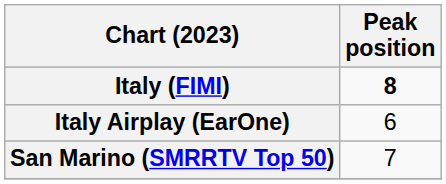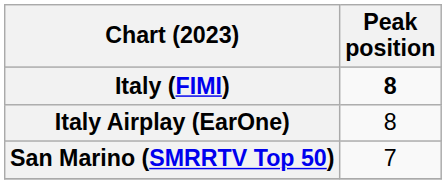(390, 122) 6 -> (390, 122) 8
